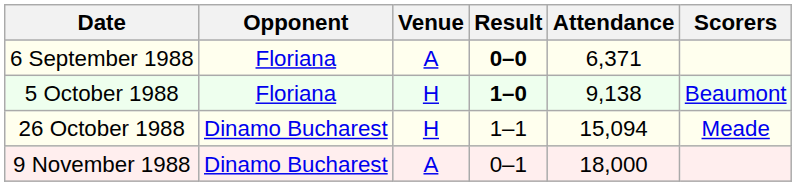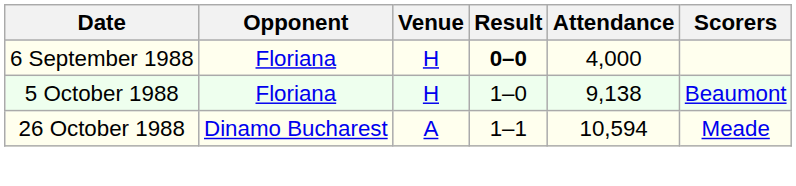(431, 58) A -> (431, 58) H
(614, 58) 6,371 -> (614, 58) 4,000
(508, 93) bold -> (508, 93) normal
(431, 129) H -> (431, 129) A
(614, 129) 15,094 -> (614, 129) 10,594
- row: (102, 164)
